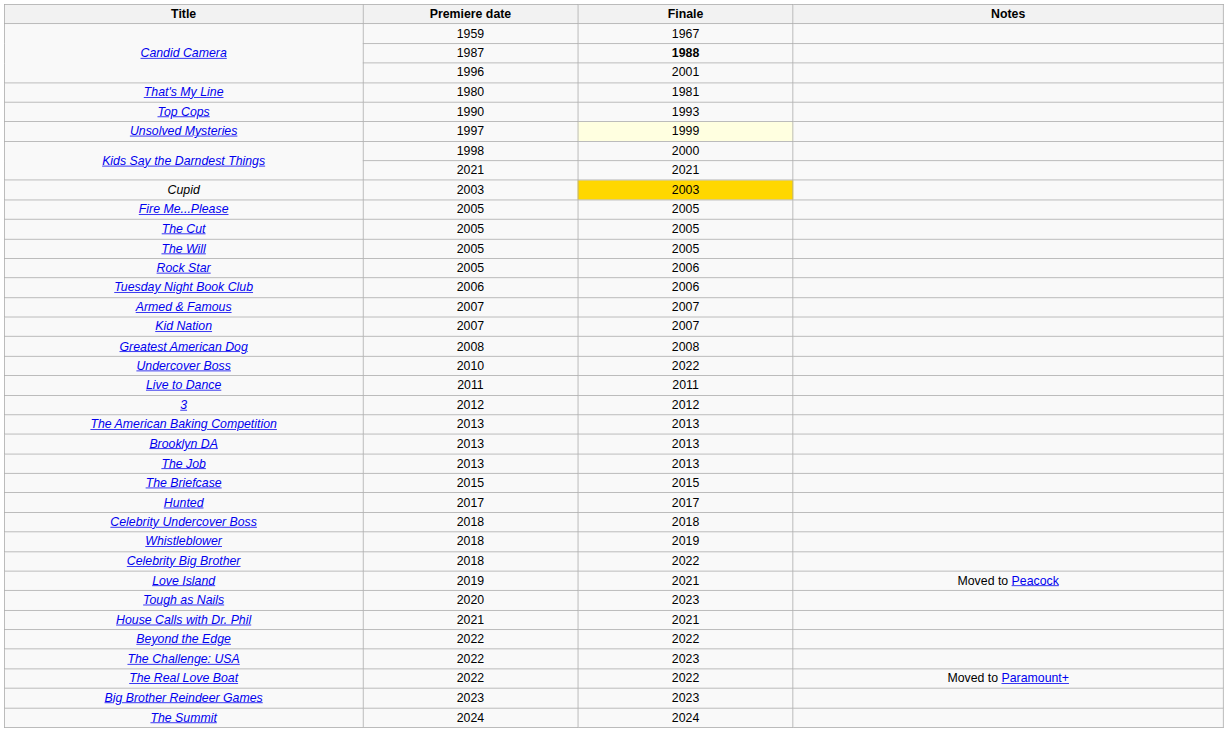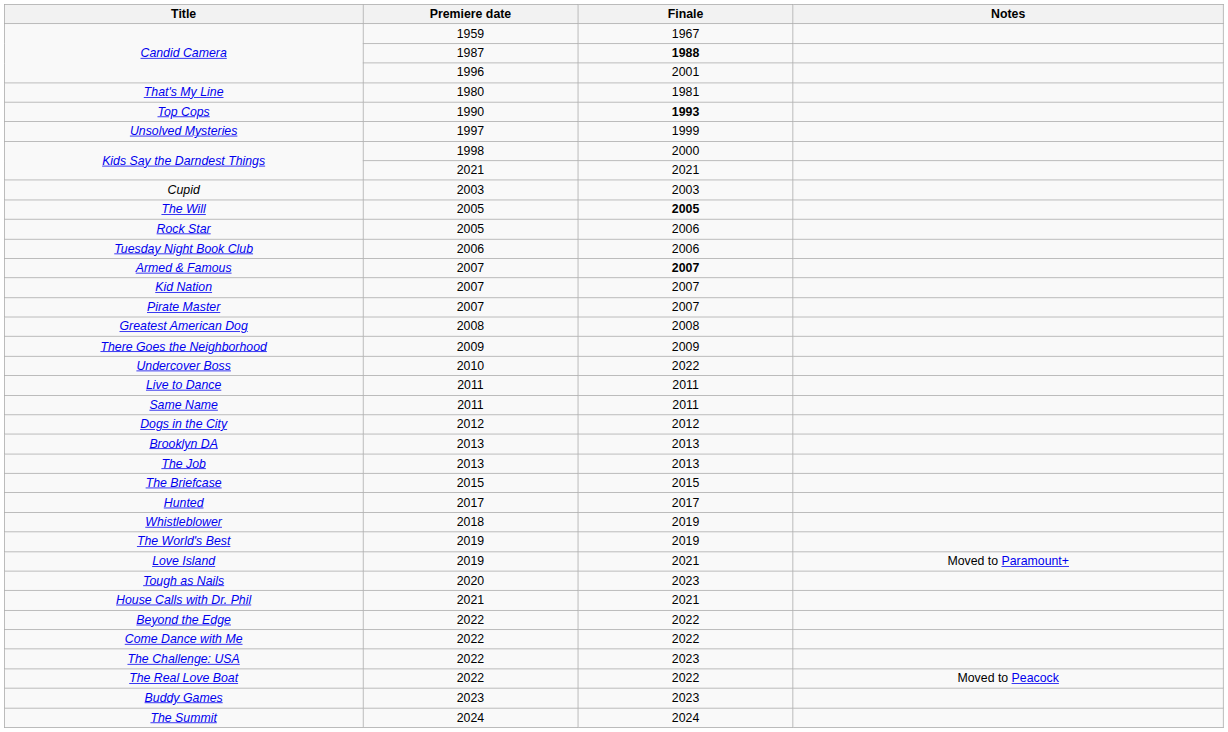(686, 111) normal -> (686, 111) bold
(686, 131) lightyellow background -> (686, 131) no background
(686, 190) gold background -> (686, 190) no background
- row: (184, 209)
- row: (184, 229)
(686, 248) normal -> (686, 209) bold
(686, 307) normal -> (686, 268) bold
+ row: (184, 307)
+ row: (184, 346)
+ row: (184, 405)
- row: (184, 405)
+ row: (184, 424)
- row: (184, 424)
- row: (184, 522)
- row: (184, 561)
+ row: (184, 541)
(1008, 580) Moved to Peacock -> (1008, 561) Moved to Paramount+
+ row: (184, 639)
(1008, 678) Moved to Paramount+ -> (1008, 678) Moved to Peacock
+ row: (184, 698)
- row: (184, 698)
